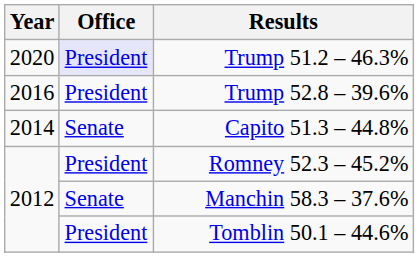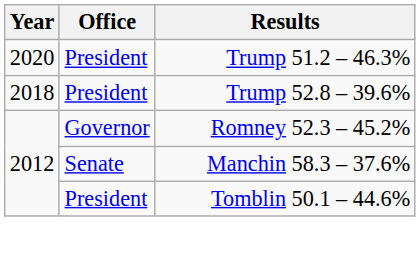(106, 57) lavender background -> (106, 57) no background
(32, 92) 2016 -> (32, 92) 2018
- row: (317, 127)
(106, 163) President -> (107, 127) Governor
